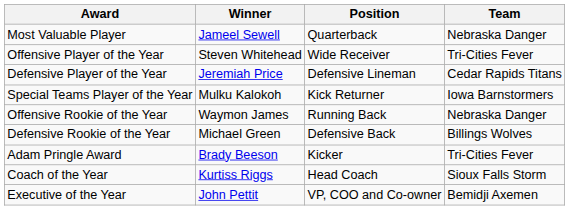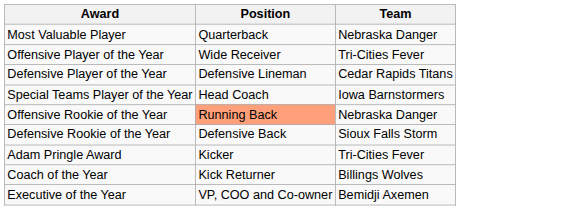- column: (250, 14)
(346, 94) Kick Returner -> (234, 94) Head Coach
(347, 114) no background -> (238, 114) lightsalmon background
(490, 134) Billings Wolves -> (388, 134) Sioux Falls Storm
(343, 174) Head Coach -> (237, 174) Kick Returner
(497, 174) Sioux Falls Storm -> (381, 174) Billings Wolves
